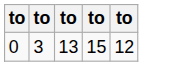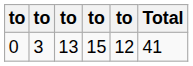+ column: (163, 18)
